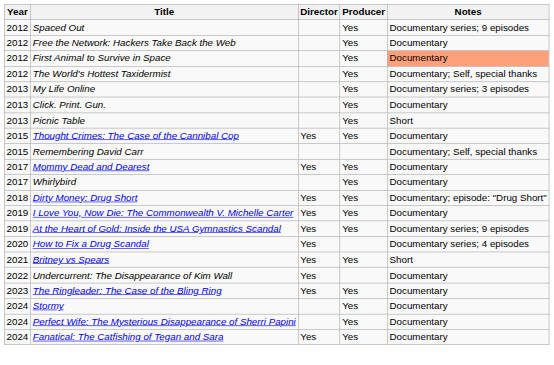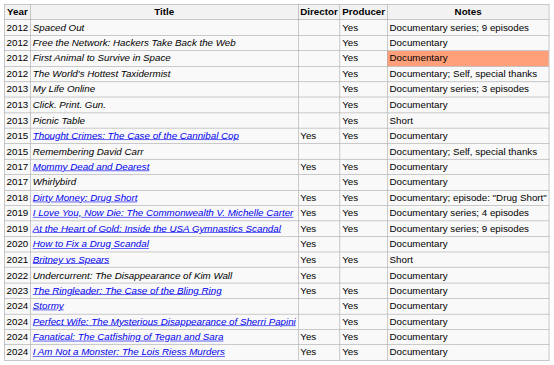(419, 213) Documentary -> (459, 213) Documentary series; 4 episodes
(459, 244) Documentary series; 4 episodes -> (419, 244) Documentary
+ row: (129, 352)
